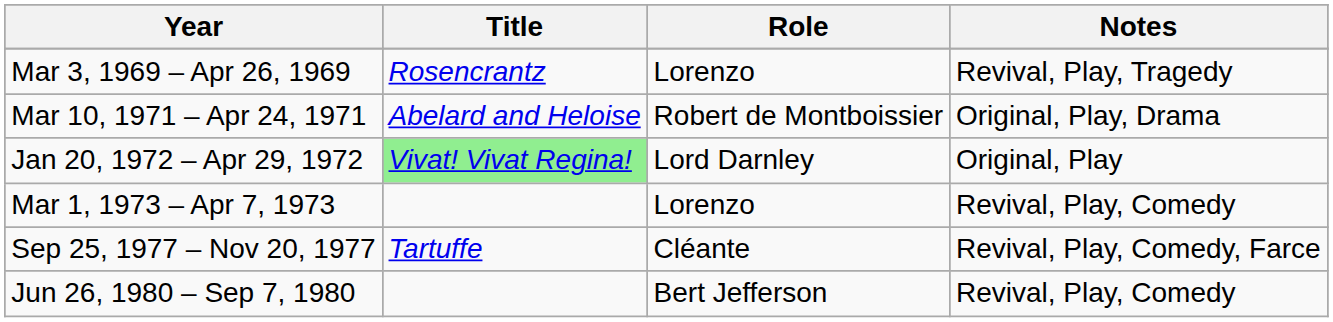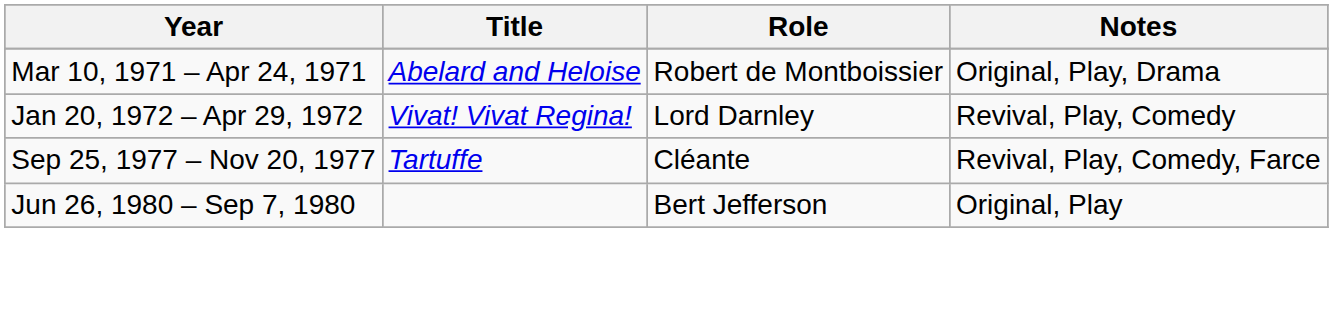- row: (181, 71)
(510, 159) lightgreen background -> (510, 115) no background
(1039, 159) Original, Play -> (1096, 115) Revival, Play, Comedy
- row: (173, 204)
(1096, 293) Revival, Play, Comedy -> (1039, 204) Original, Play
